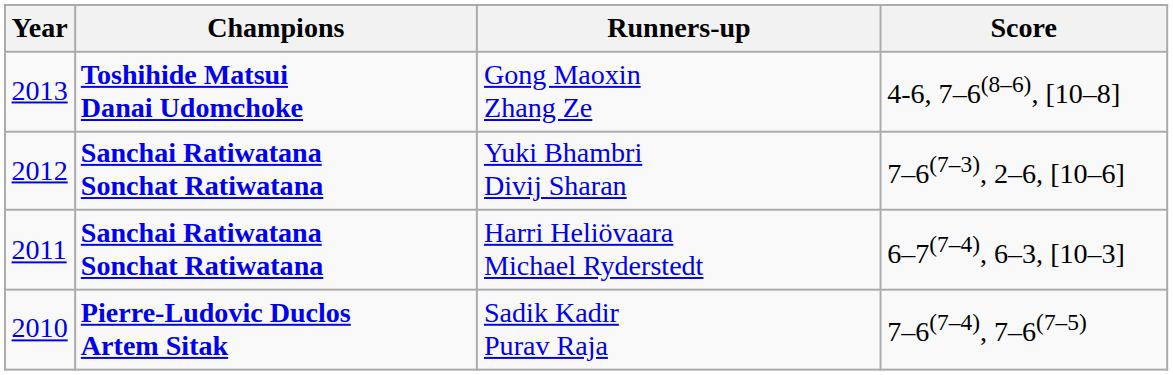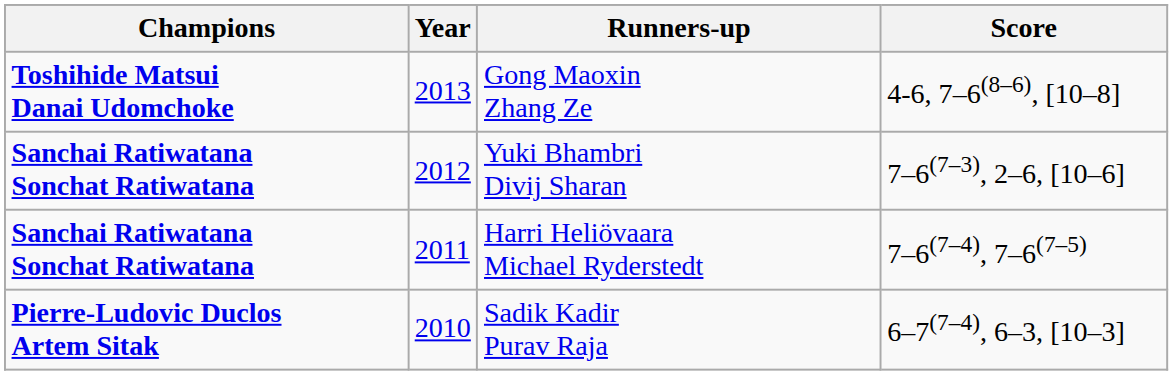columns swapped: (40, 28) <-> (276, 28)
(1006, 249) 6–7(7–4), 6–3, [10–3] -> (987, 249) 7–6(7–4), 7–6(7–5)
(987, 329) 7–6(7–4), 7–6(7–5) -> (1006, 329) 6–7(7–4), 6–3, [10–3]
